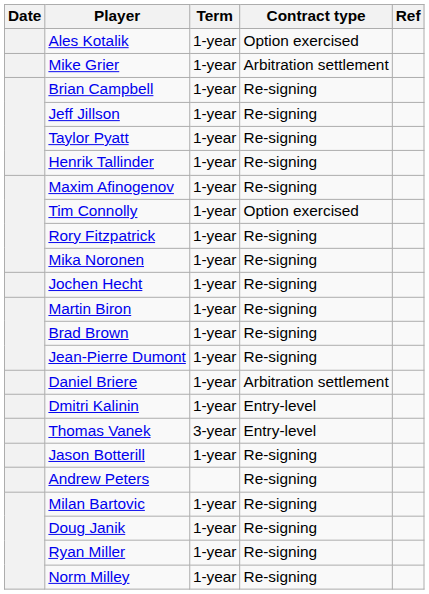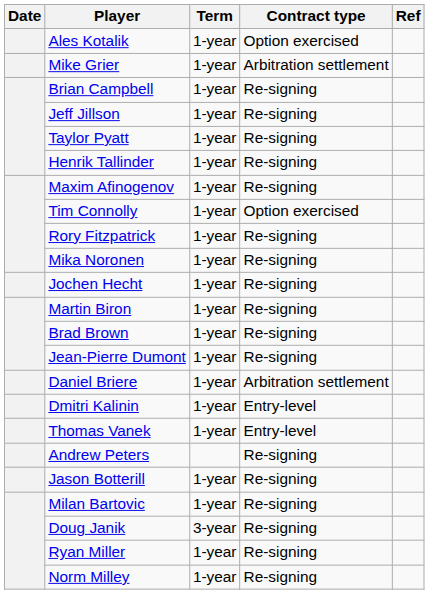(215, 430) 3-year -> (215, 430) 1-year
rows swapped: (97, 455) <-> (99, 479)
(215, 528) 1-year -> (215, 528) 3-year
